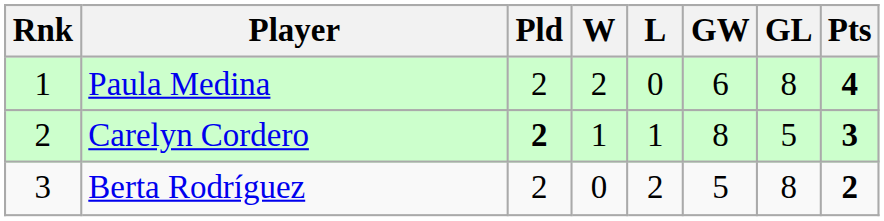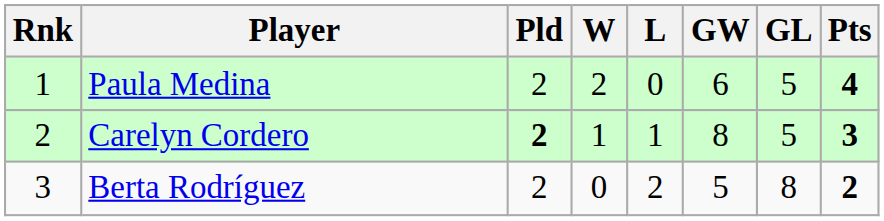(789, 82) 8 -> (789, 82) 5
